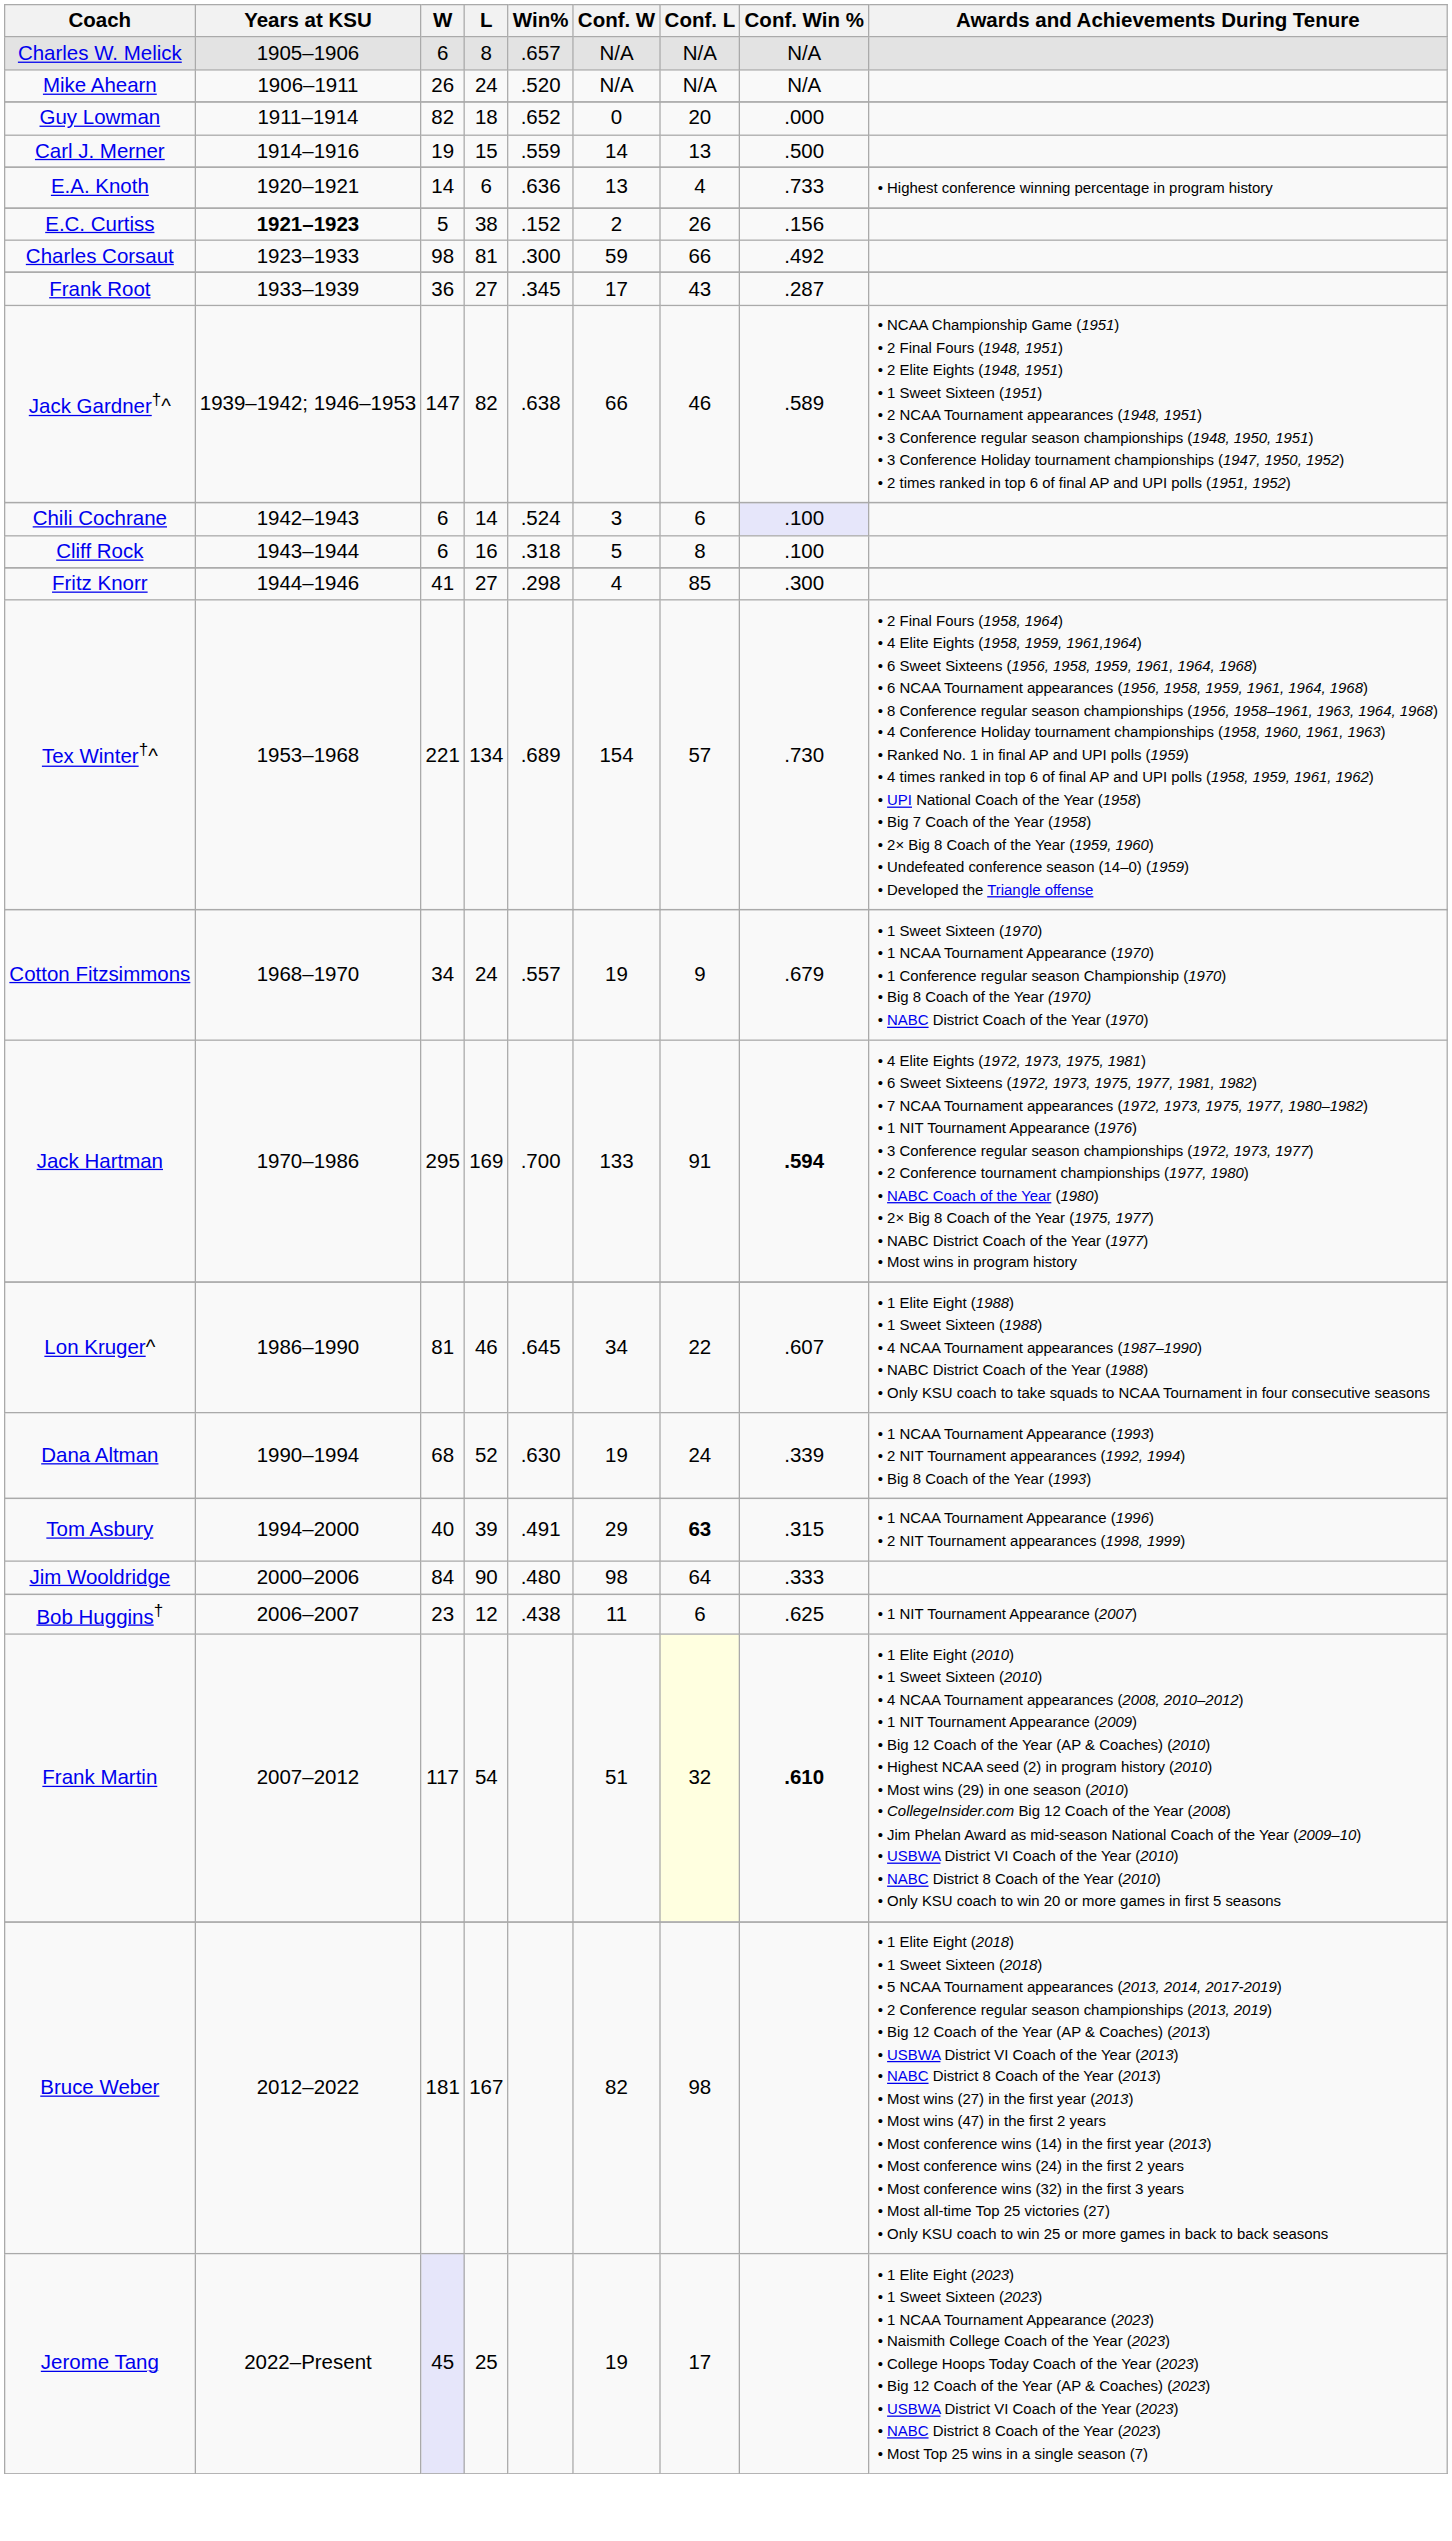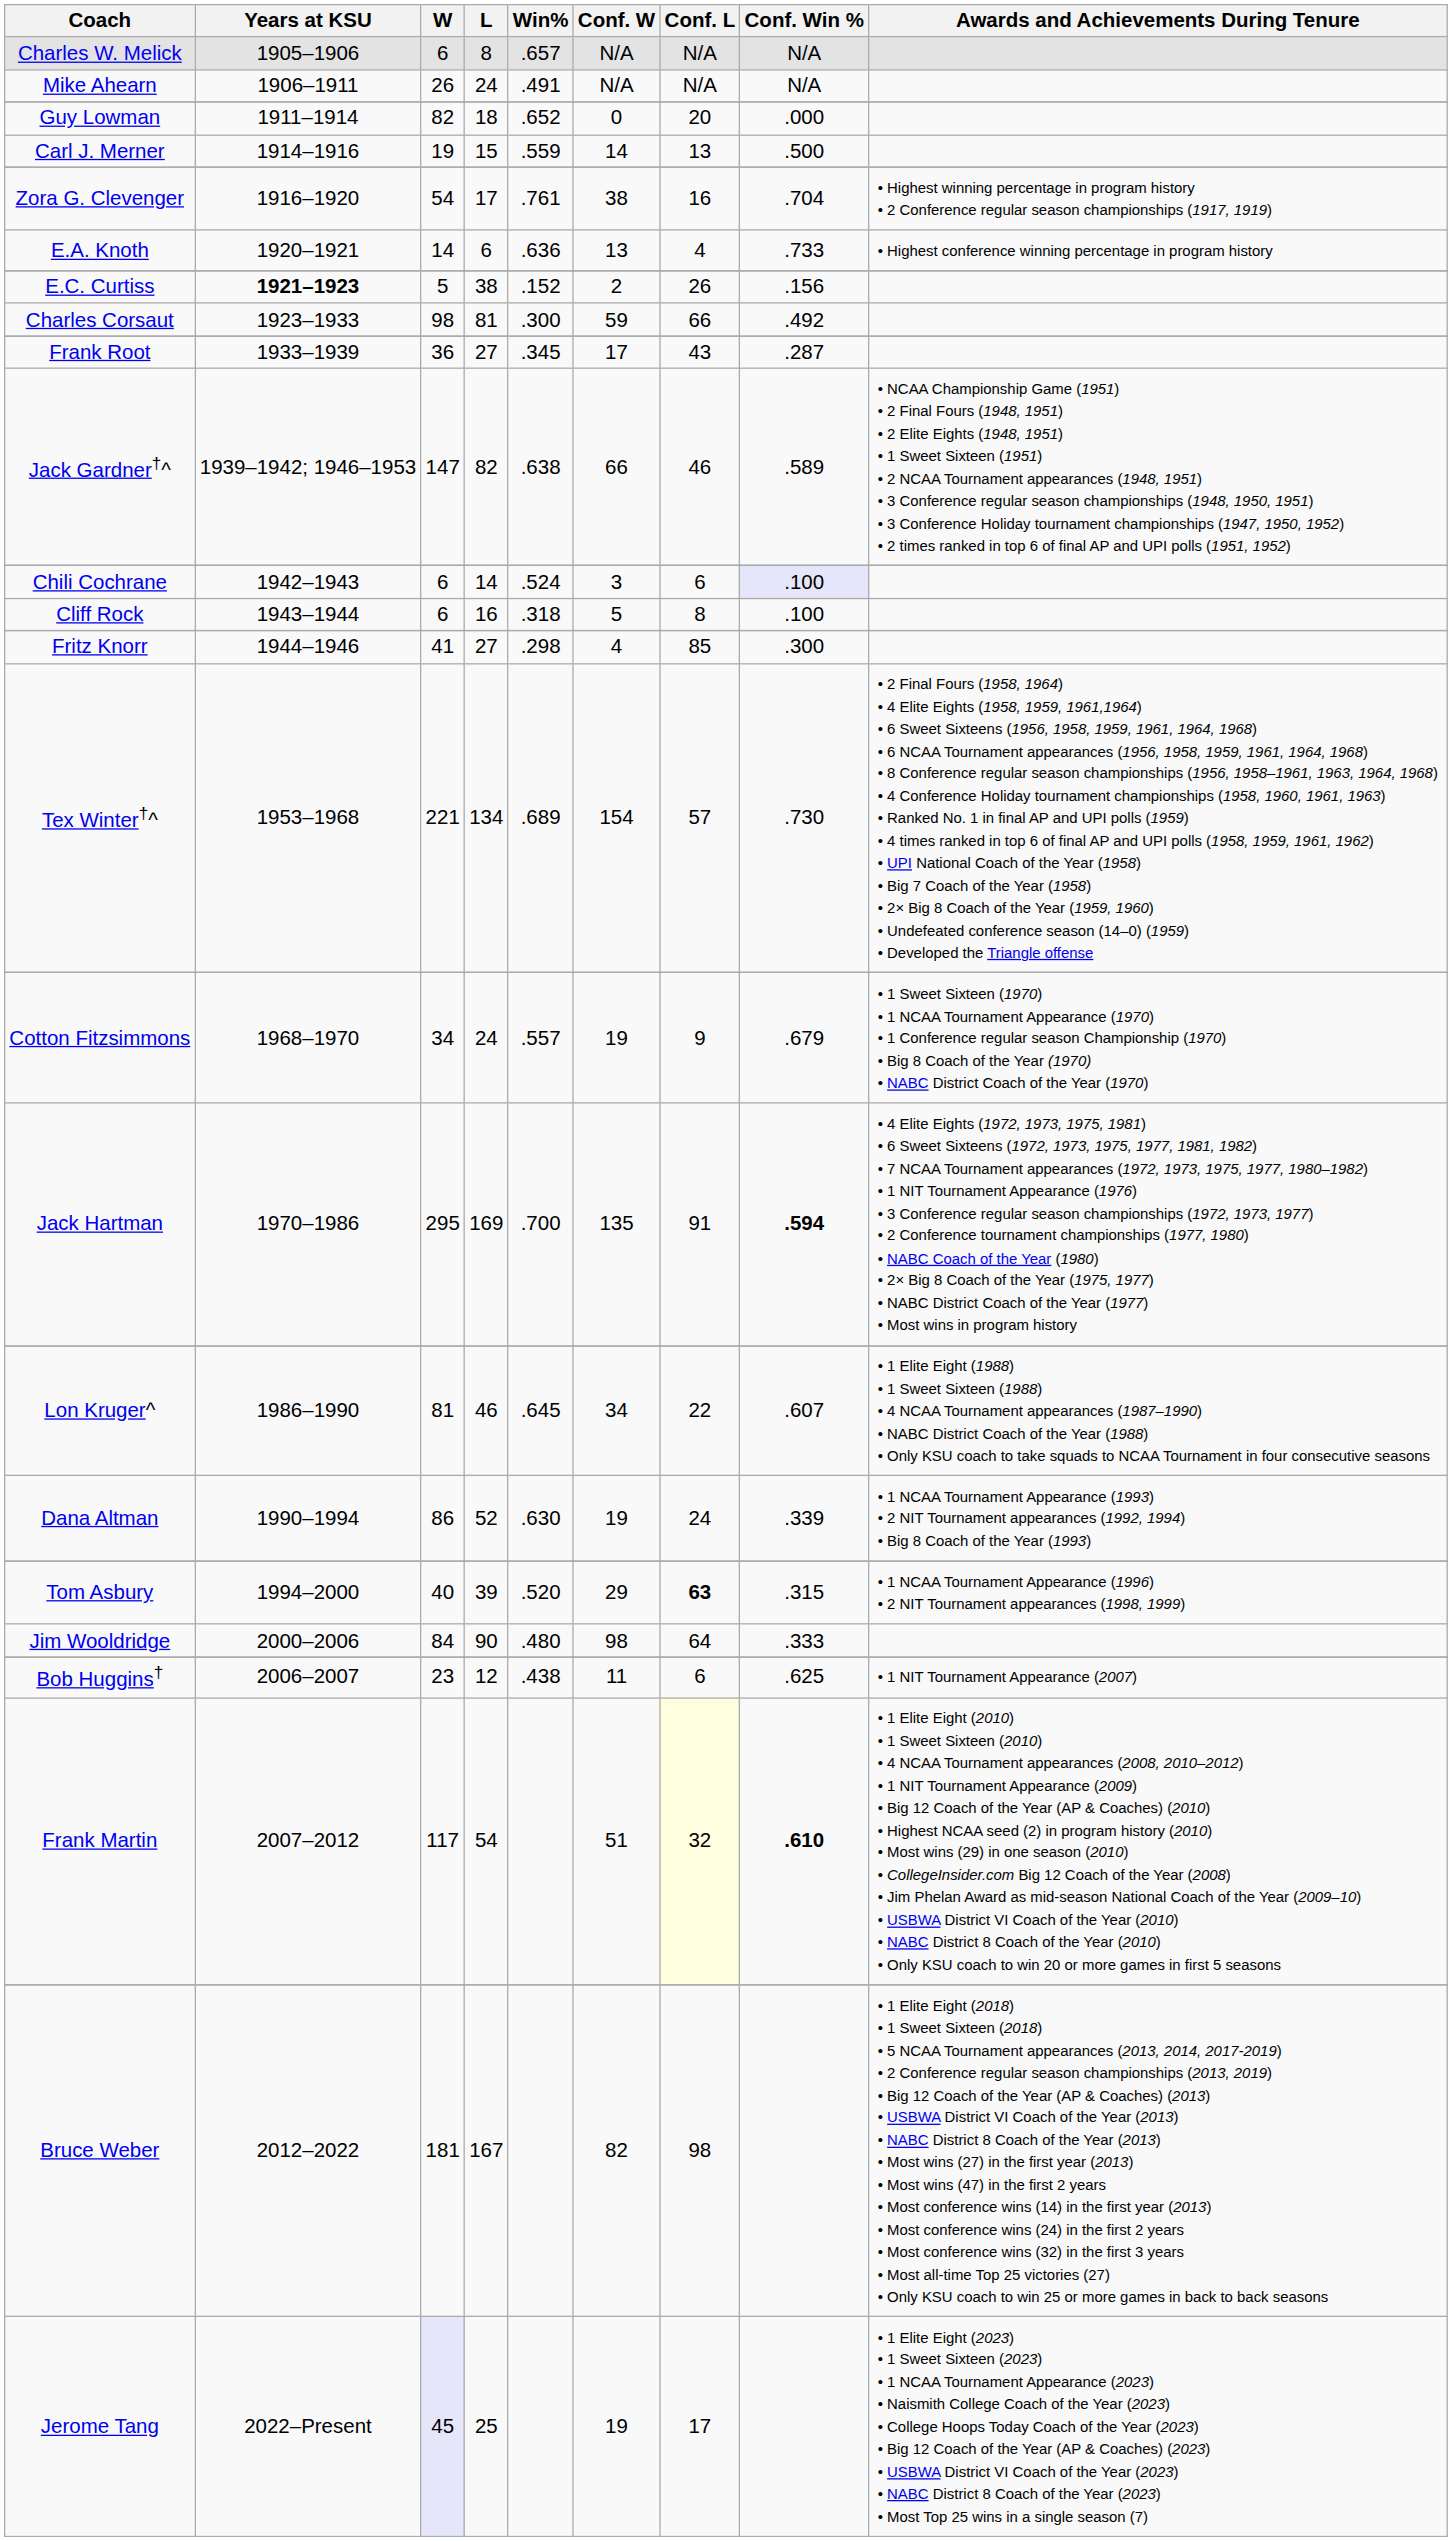(541, 85) .520 -> (541, 85) .491
+ row: (100, 198)
(617, 1161) 133 -> (617, 1224) 135
(443, 1455) 68 -> (443, 1518) 86
(541, 1529) .491 -> (541, 1592) .520
